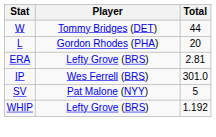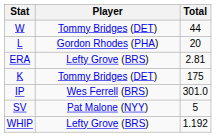+ row: (20, 76)
